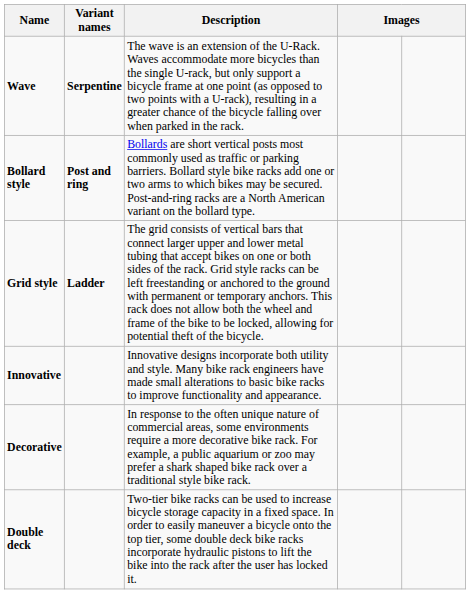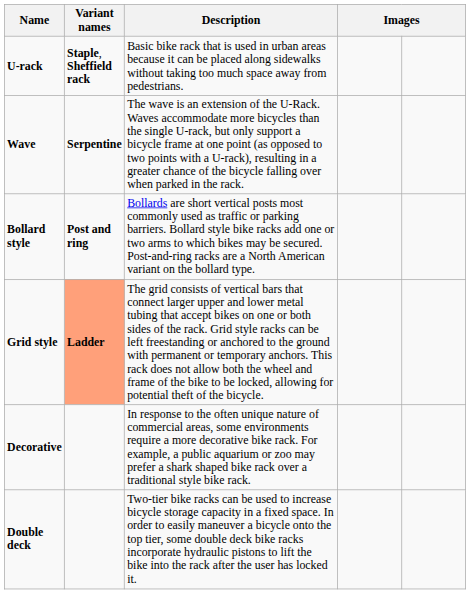+ row: (25, 65)
(86, 283) no background -> (86, 342) lightsalmon background
- row: (34, 375)
